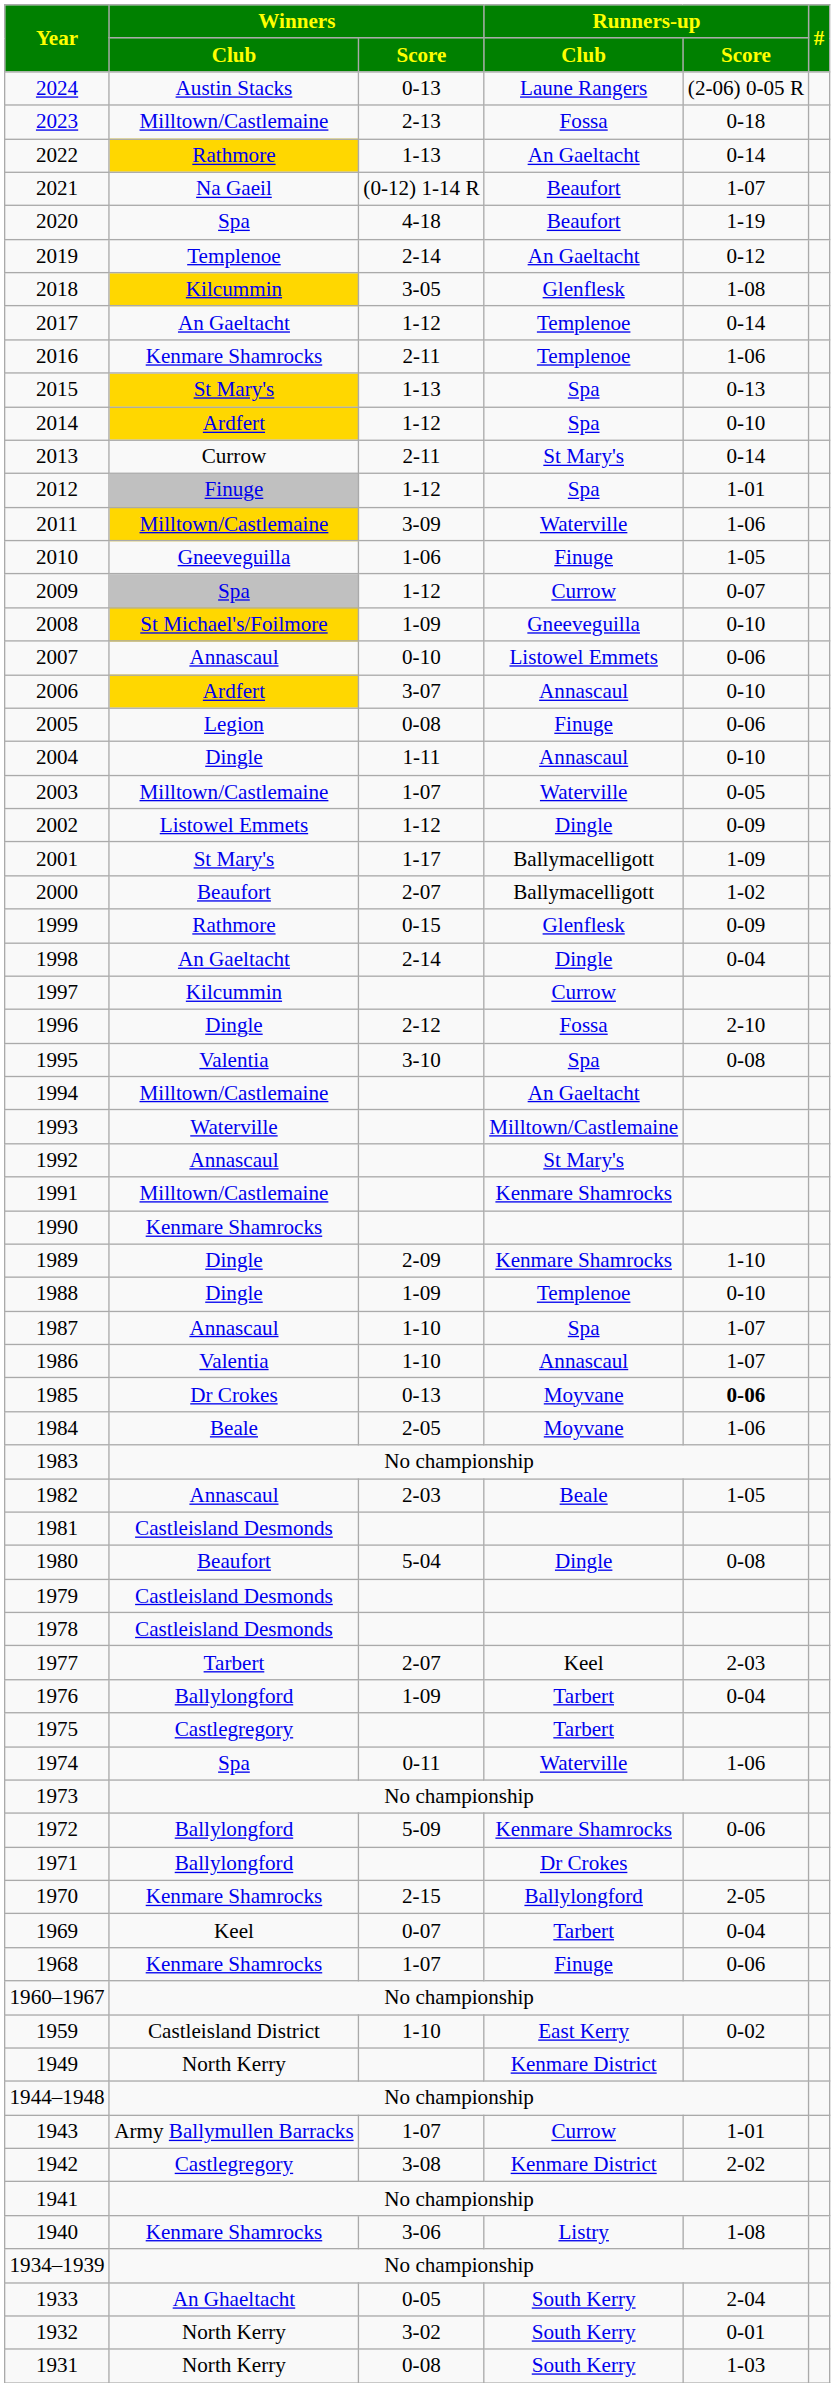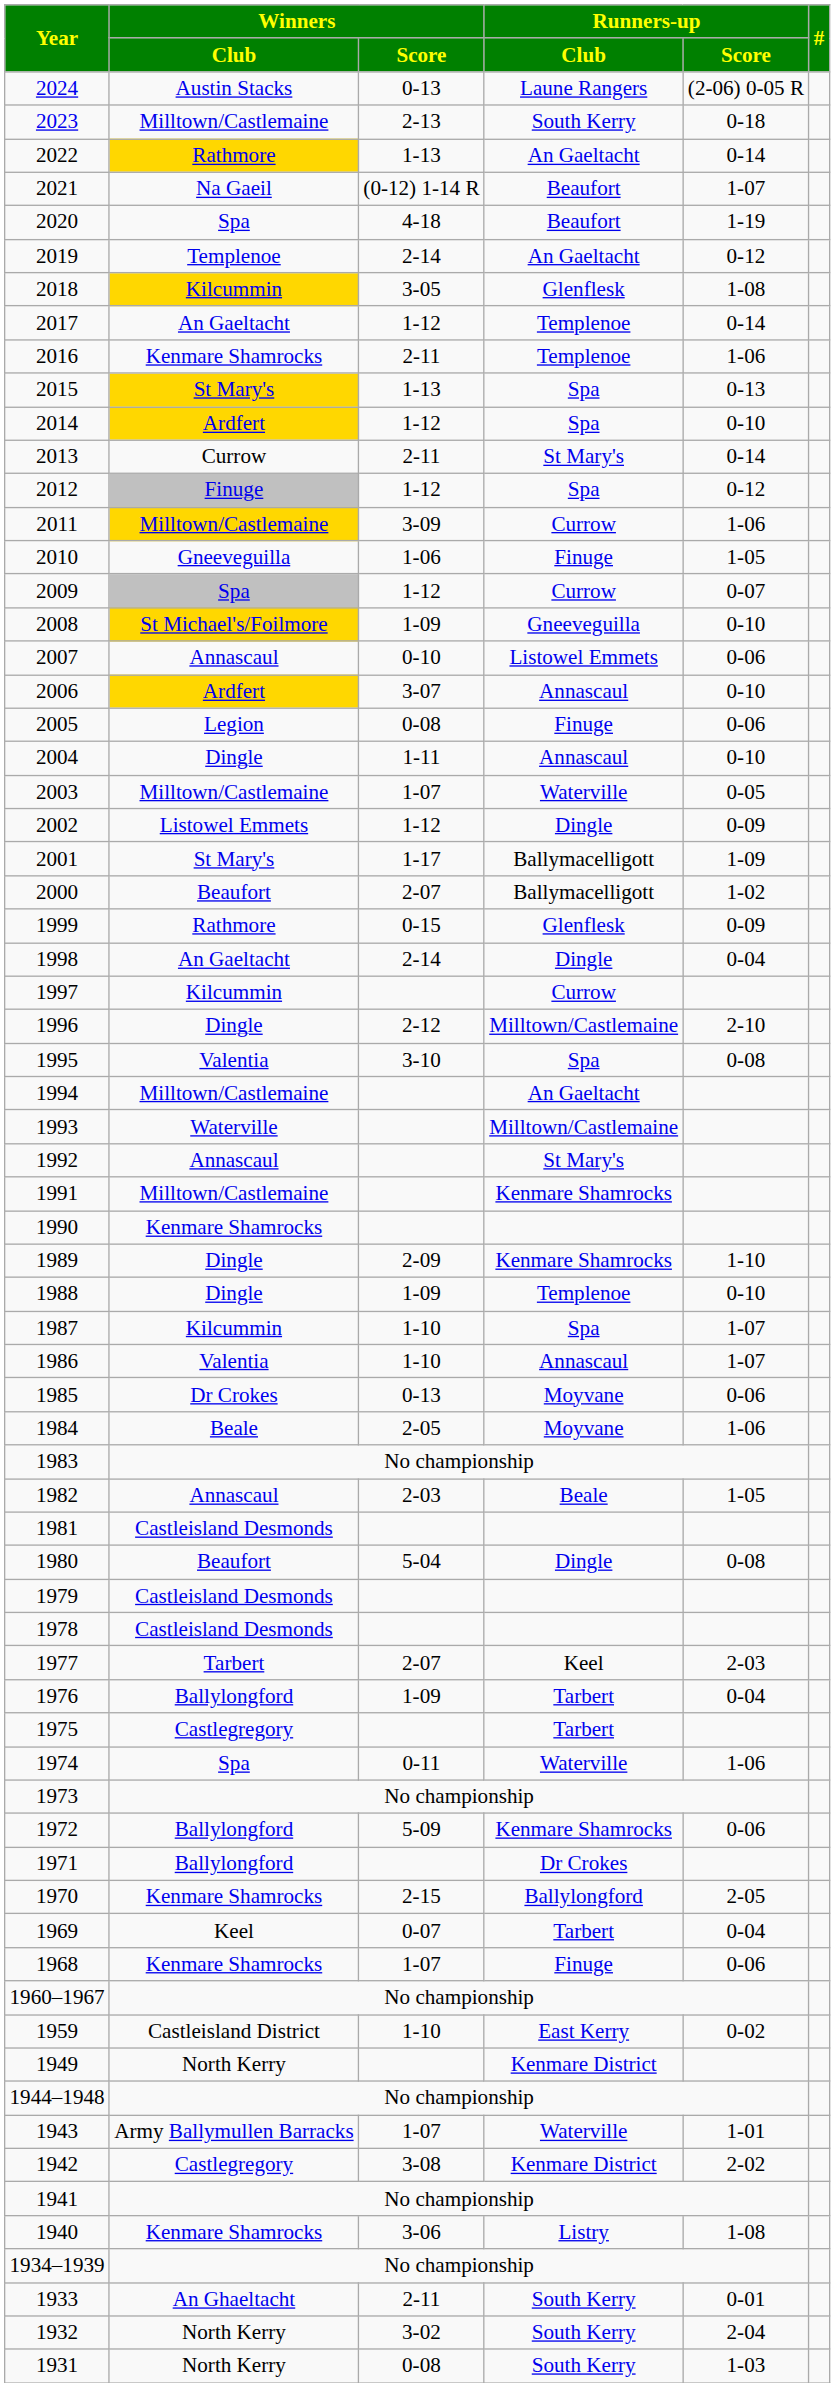(584, 121) Fossa -> (584, 121) South Kerry
(746, 490) 1-01 -> (746, 490) 0-12
(584, 523) Waterville -> (584, 523) Currow
(584, 1026) Fossa -> (584, 1026) Milltown/Castlemaine
(234, 1327) Annascaul -> (234, 1327) Kilcummin
(746, 1394) bold -> (746, 1394) normal
(584, 2131) Currow -> (584, 2131) Waterville
(421, 2298) 0-05 -> (421, 2298) 2-11
(746, 2298) 2-04 -> (746, 2298) 0-01
(746, 2332) 0-01 -> (746, 2332) 2-04
